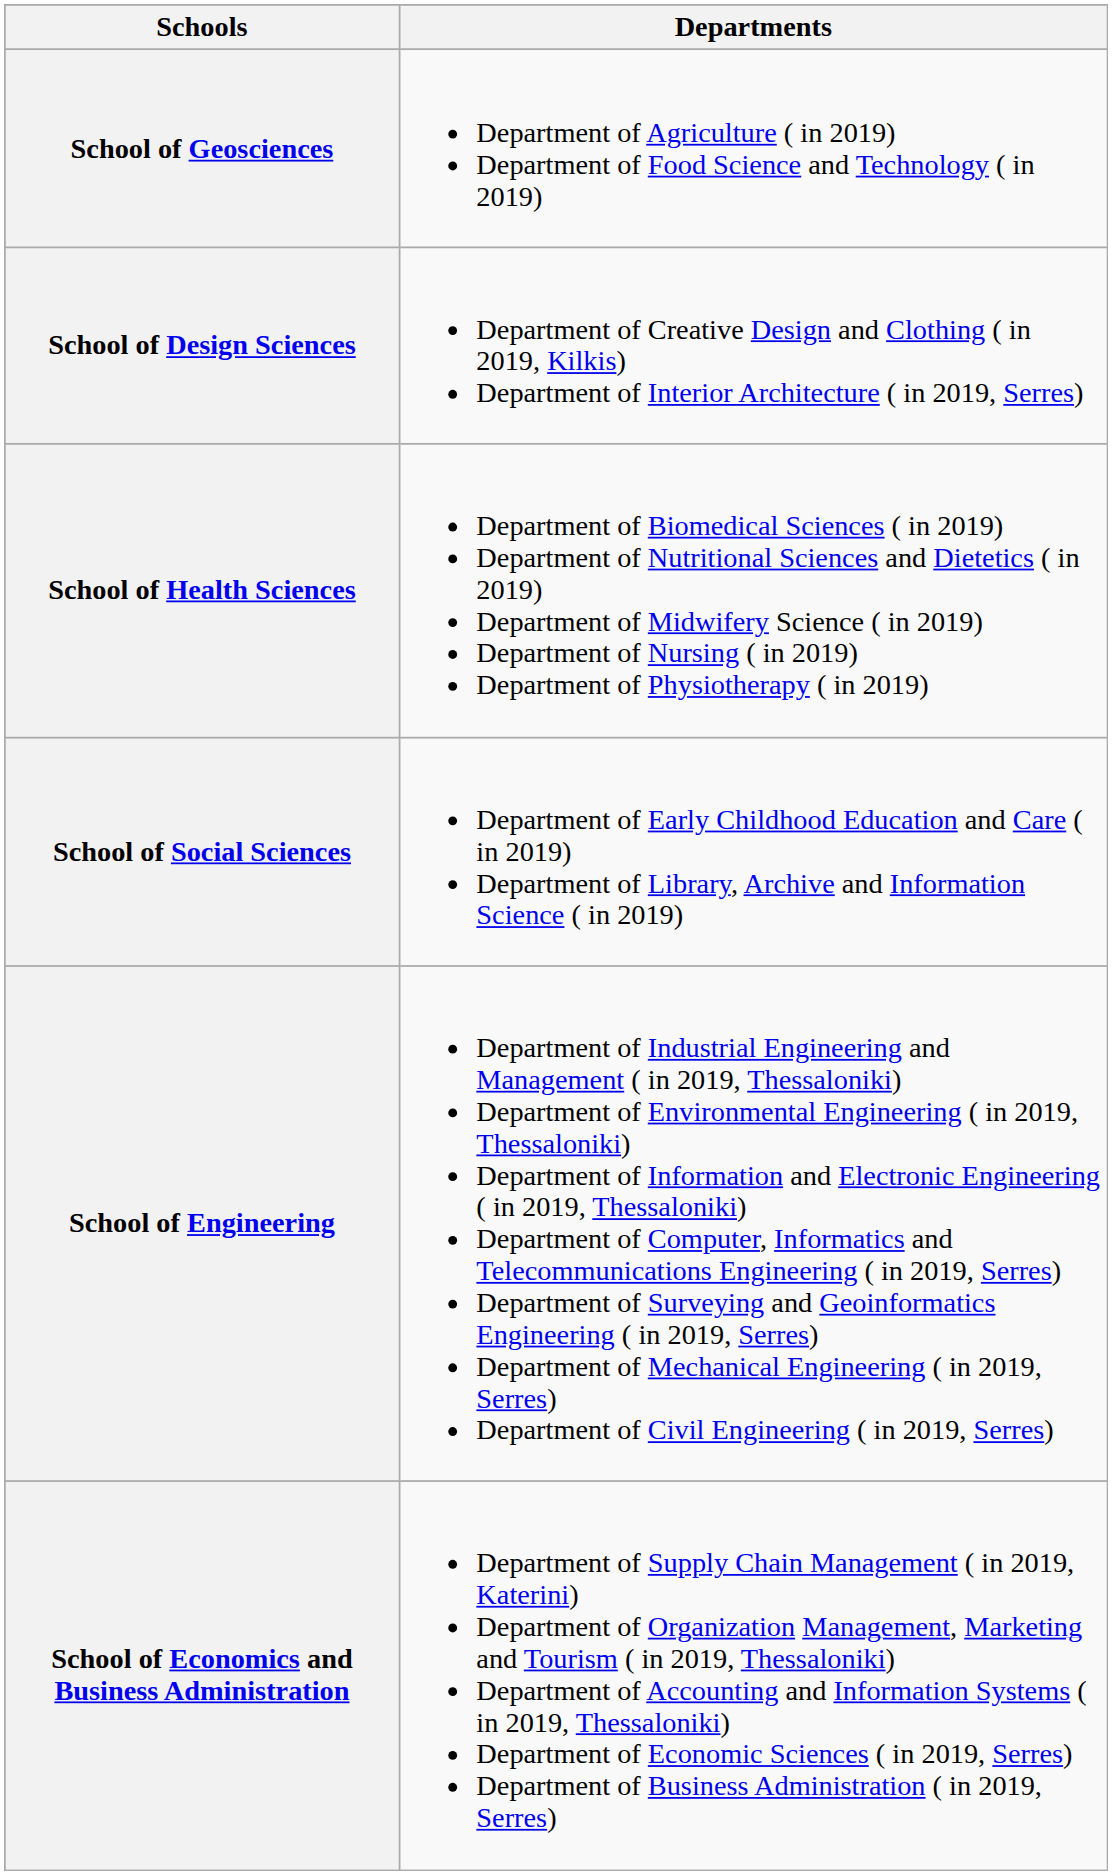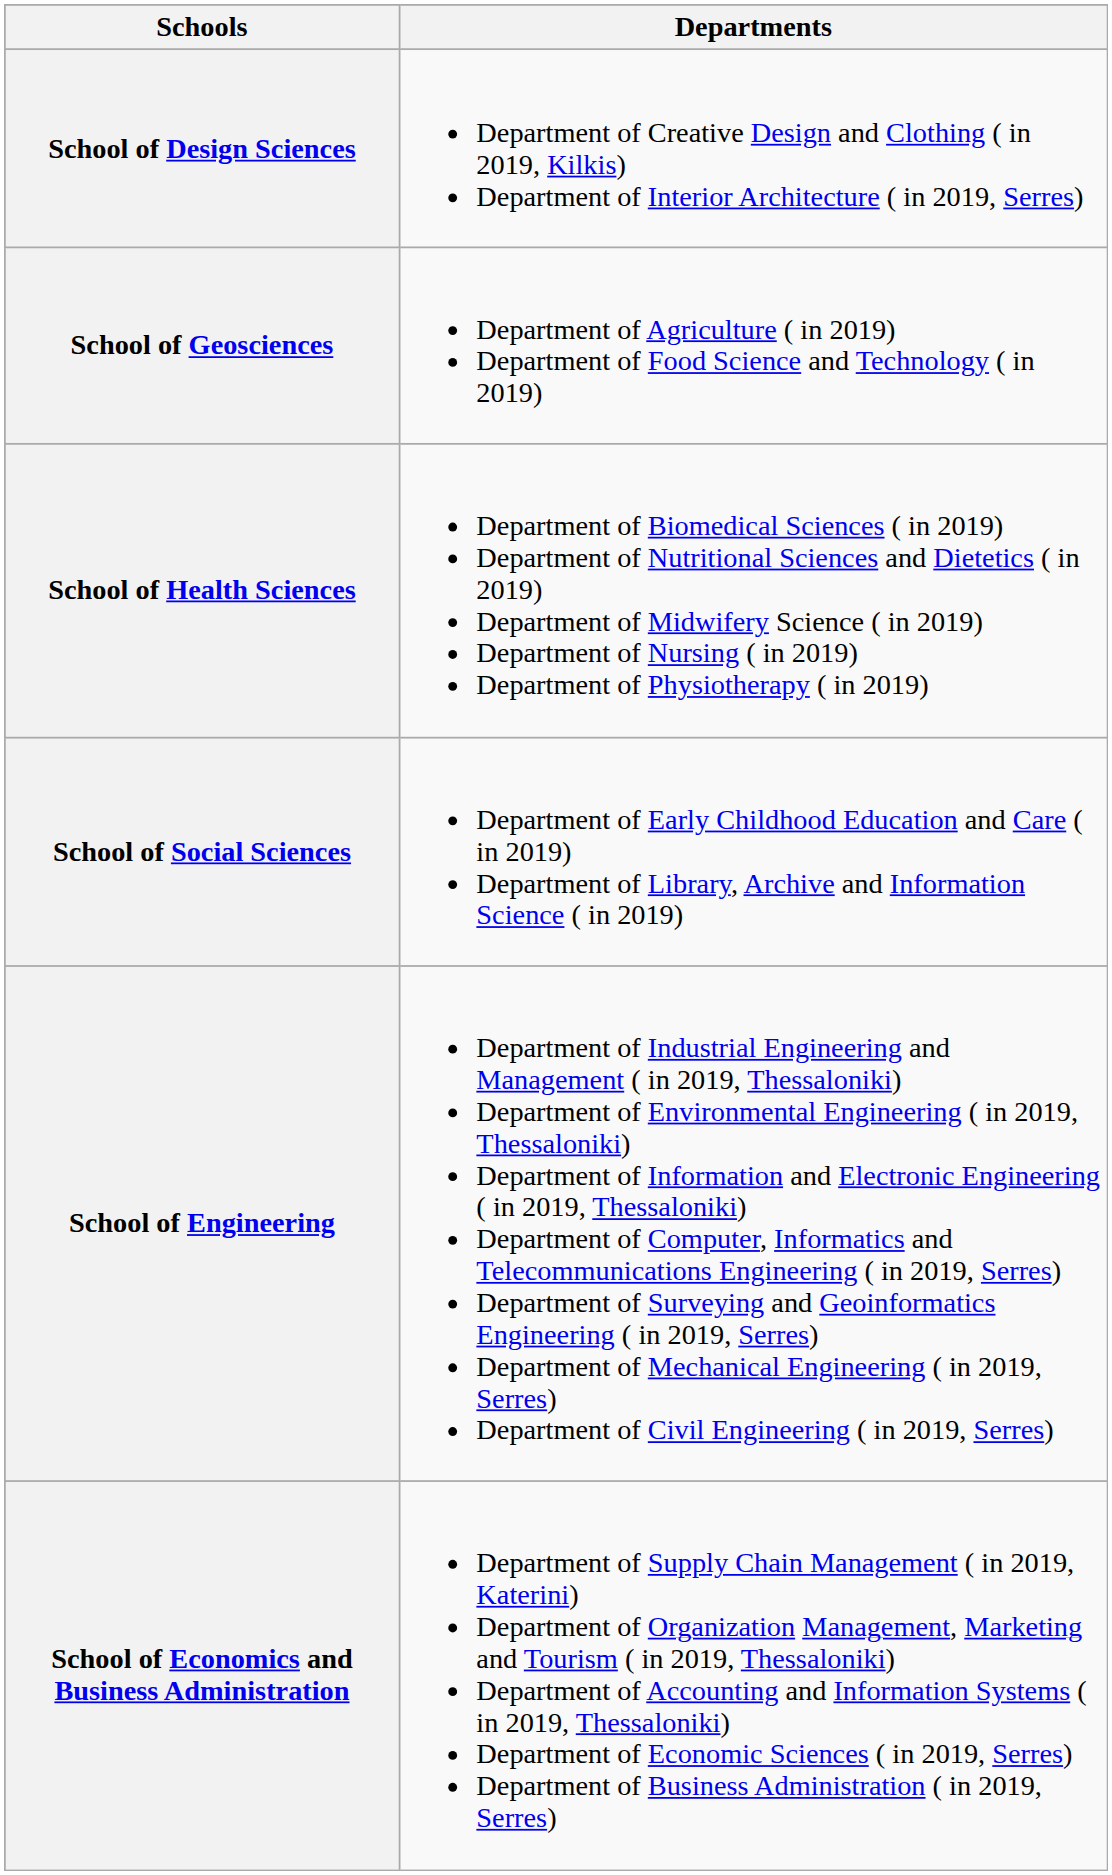rows swapped: (202, 147) <-> (202, 345)
